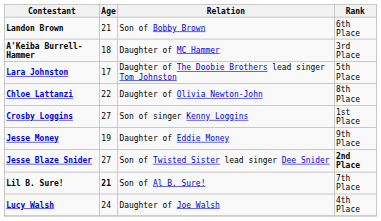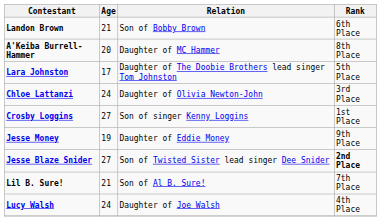(106, 50) 18 -> (106, 50) 20
(348, 50) 3rd Place -> (348, 50) 8th Place
(106, 94) 22 -> (106, 94) 24
(348, 94) 8th Place -> (348, 94) 3rd Place
(106, 183) bold -> (106, 183) normal
